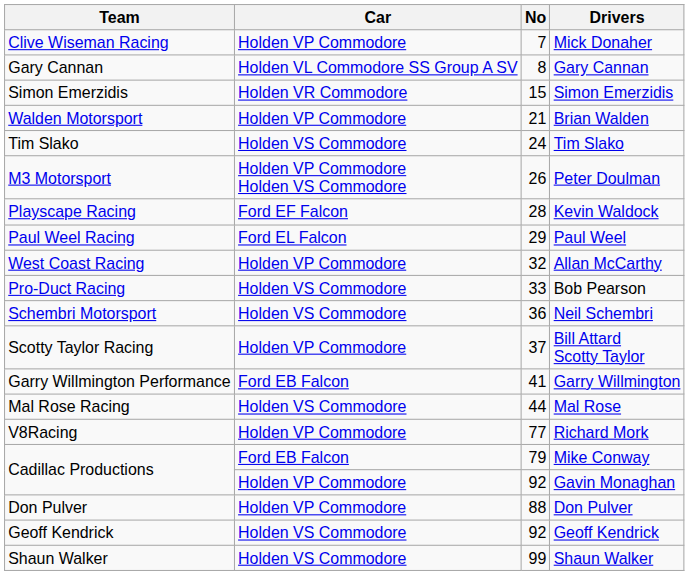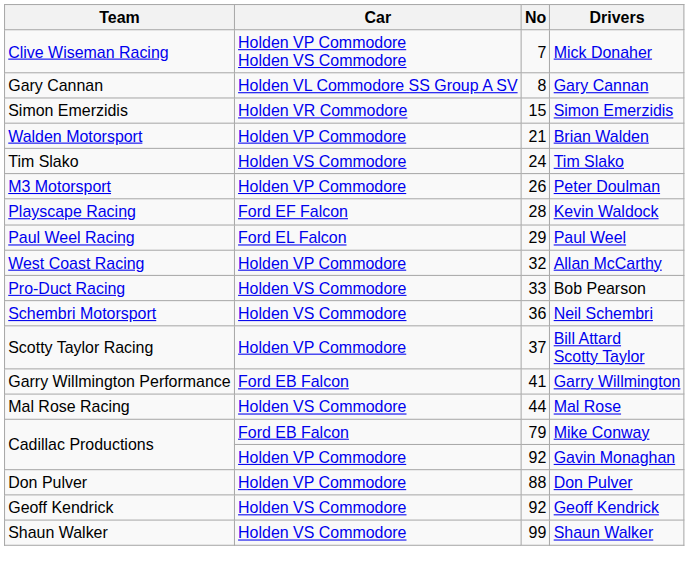(322, 43) Holden VP Commodore -> (322, 52) Holden VP Commodore Holden VS Commodore
(322, 178) Holden VP Commodore Holden VS Commodore -> (322, 187) Holden VP Commodore
- row: (601, 432)
